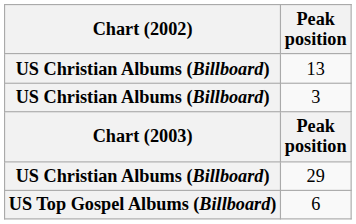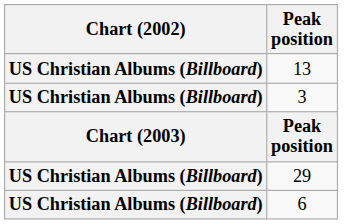(143, 204) US Top Gospel Albums (Billboard) -> (136, 204) US Christian Albums (Billboard)
